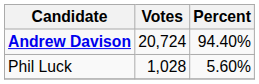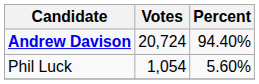(167, 66) 1,028 -> (167, 66) 1,054
